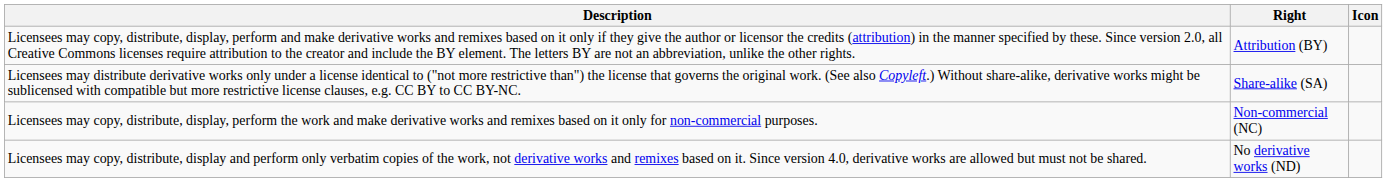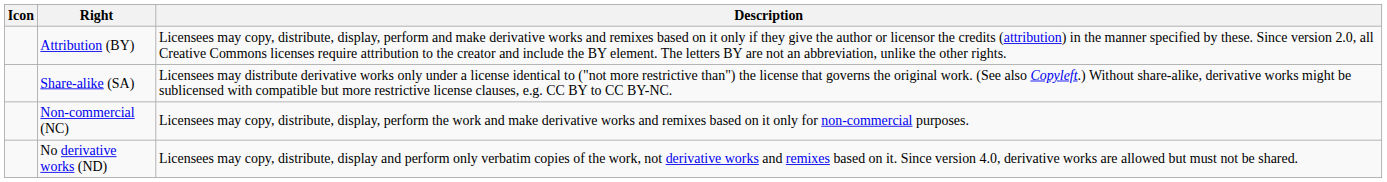columns swapped: (1365, 15) <-> (617, 15)
